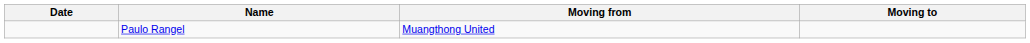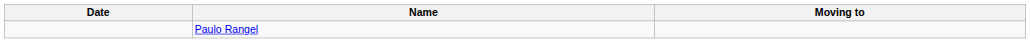- column: (600, 12)
